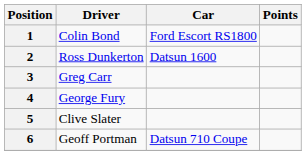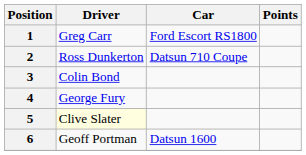(89, 35) Colin Bond -> (85, 35) Greg Carr
(183, 56) Datsun 1600 -> (198, 56) Datsun 710 Coupe
(85, 77) Greg Carr -> (89, 77) Colin Bond
(90, 118) no background -> (90, 118) lightyellow background
(198, 139) Datsun 710 Coupe -> (183, 139) Datsun 1600
